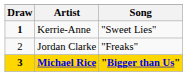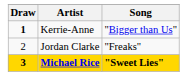(129, 29) "Sweet Lies" -> (141, 29) "Bigger than Us"
(141, 63) "Bigger than Us" -> (134, 63) "Sweet Lies"
